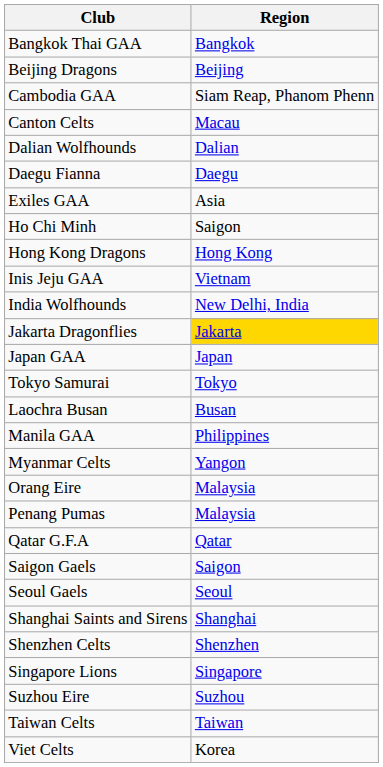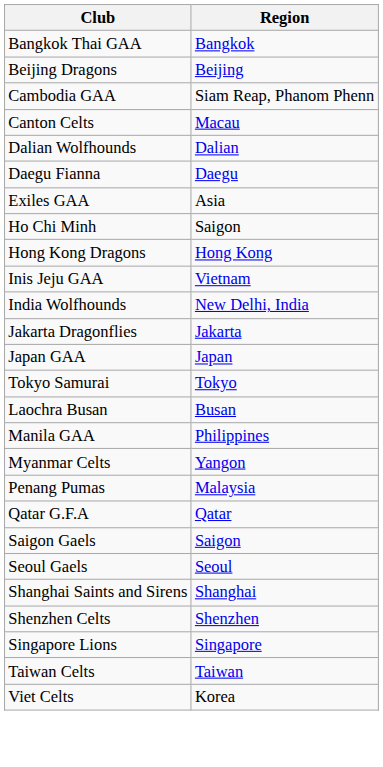(218, 331) gold background -> (218, 331) no background
- row: (45, 488)
- row: (49, 697)
